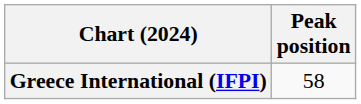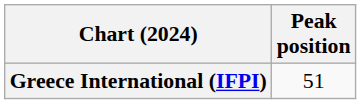(314, 80) 58 -> (314, 80) 51
